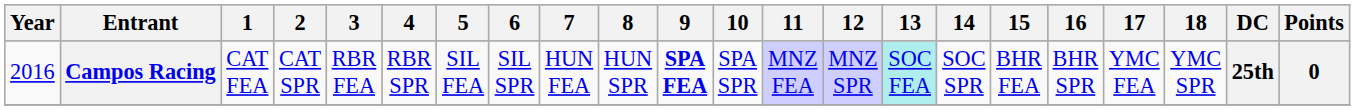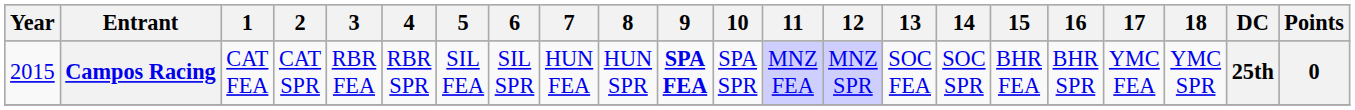(32, 72) 2016 -> (32, 72) 2015
(910, 72) paleturquoise background -> (910, 72) no background
